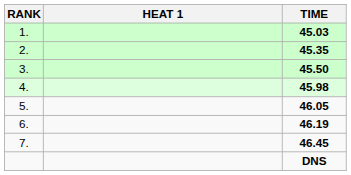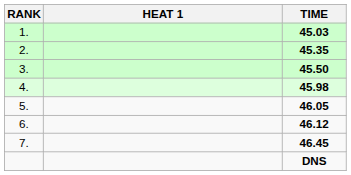(314, 125) 46.19 -> (314, 125) 46.12
